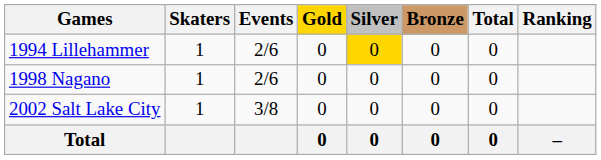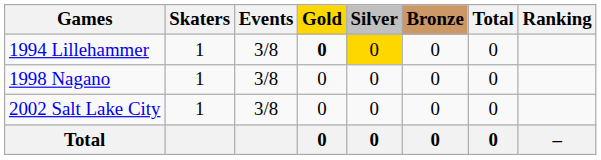(266, 49) 2/6 -> (266, 49) 3/8
(322, 49) normal -> (322, 49) bold
(266, 79) 2/6 -> (266, 79) 3/8
